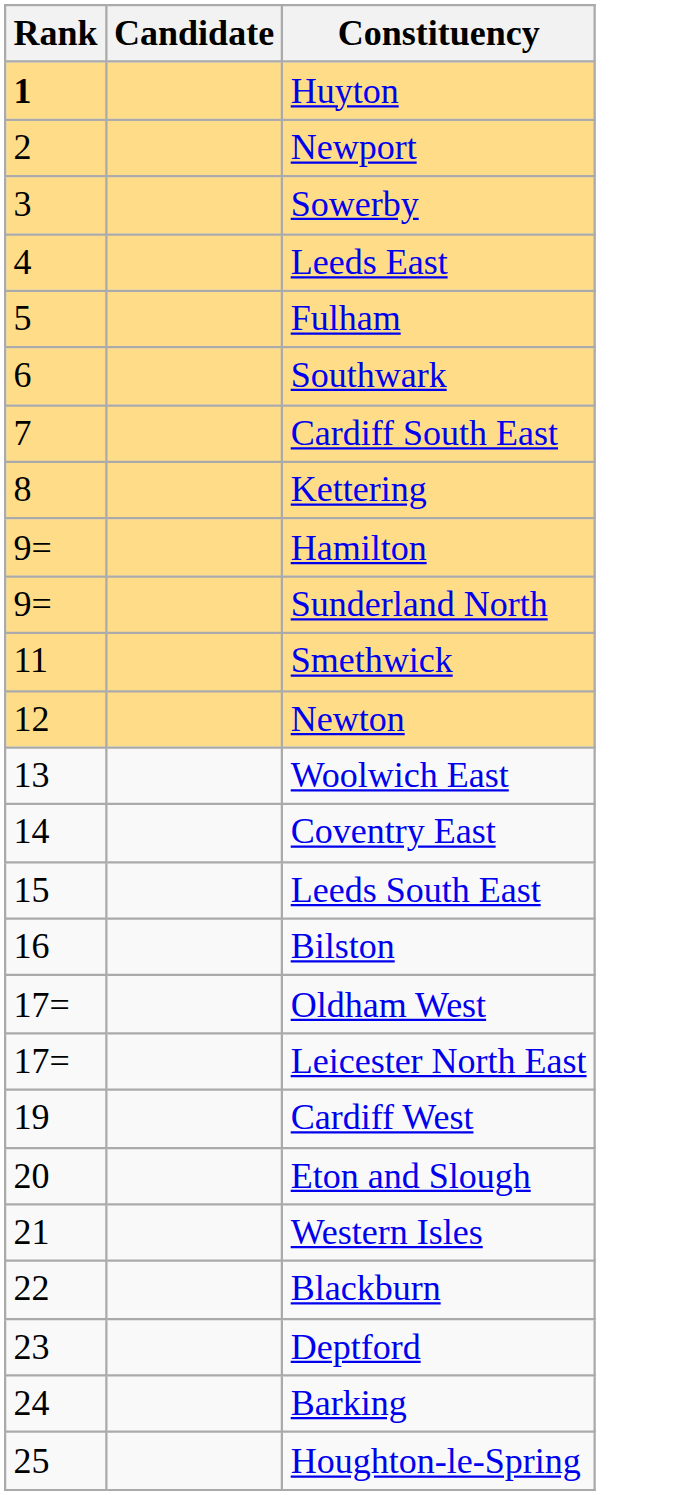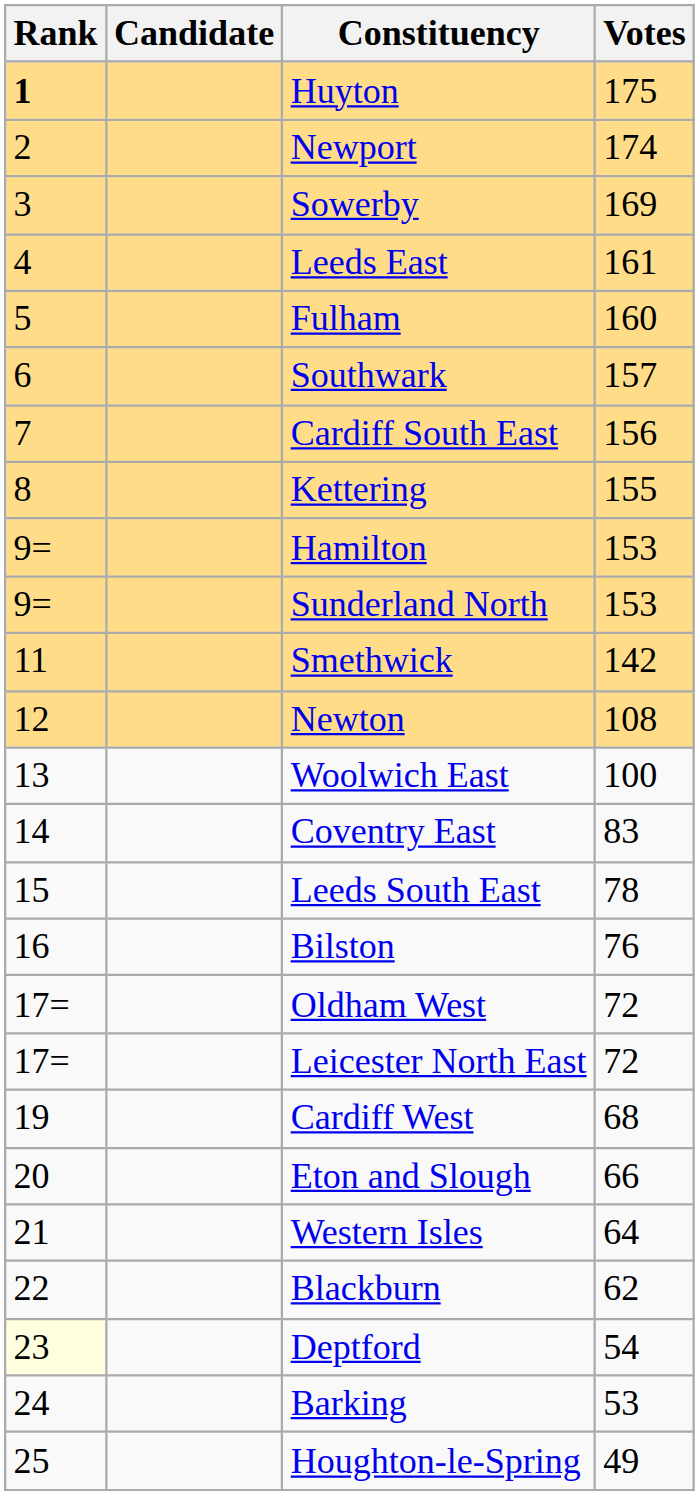+ column: (645, 33)
(31, 1346) no background -> (31, 1346) lightyellow background
